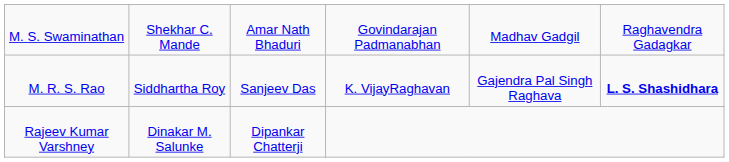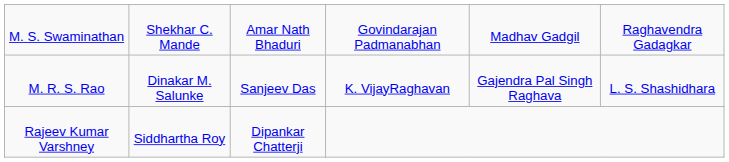(179, 88) Siddhartha Roy -> (179, 88) Dinakar M. Salunke
(662, 88) bold -> (662, 88) normal
(179, 139) Dinakar M. Salunke -> (179, 139) Siddhartha Roy
